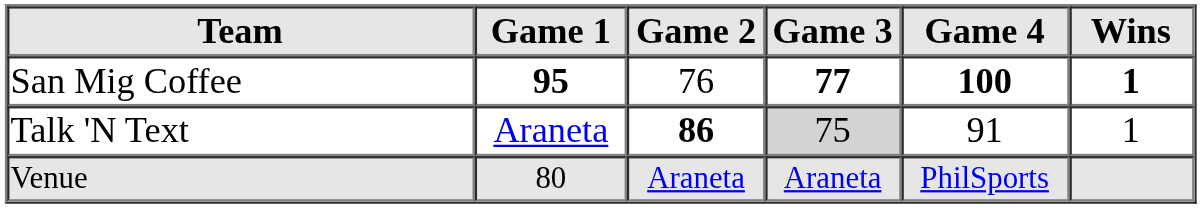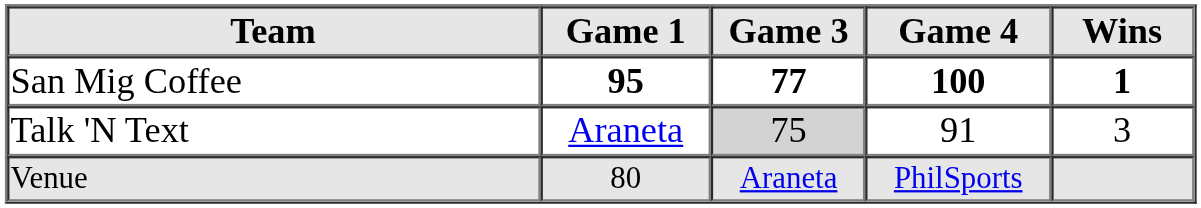- column: (696, 30)
(1131, 130) 1 -> (1122, 130) 3
